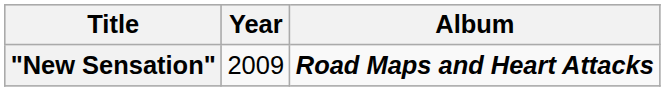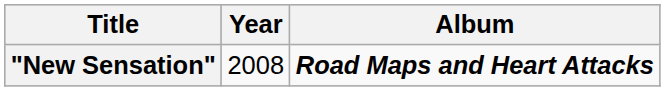(256, 65) 2009 -> (256, 65) 2008
